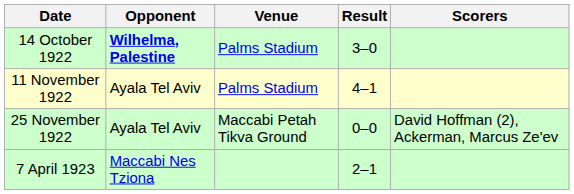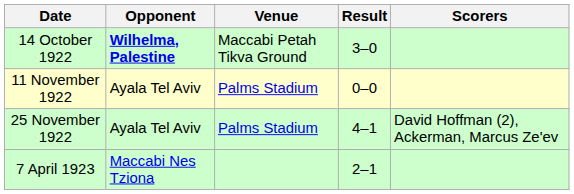(268, 48) Palms Stadium -> (267, 48) Maccabi Petah Tikva Ground
(364, 88) 4–1 -> (364, 88) 0–0
(267, 128) Maccabi Petah Tikva Ground -> (268, 128) Palms Stadium
(364, 128) 0–0 -> (364, 128) 4–1
